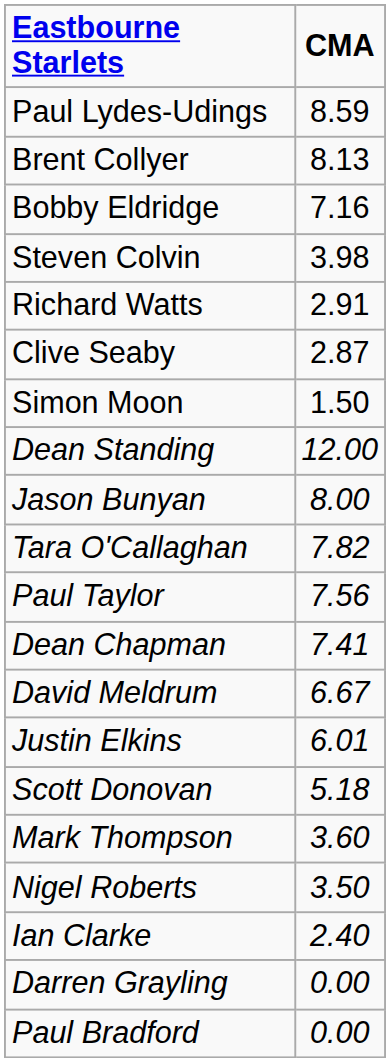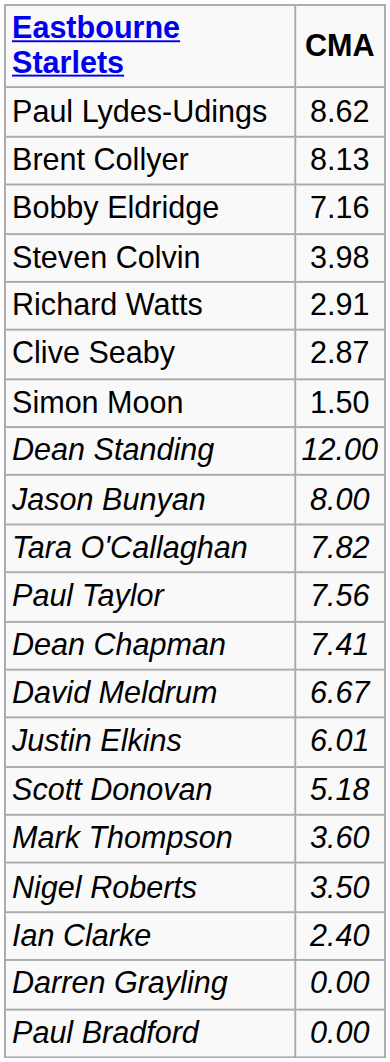(340, 111) 8.59 -> (340, 111) 8.62
